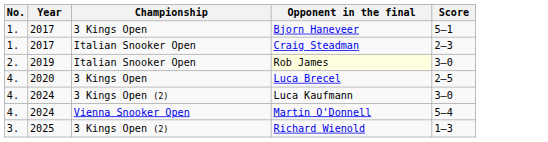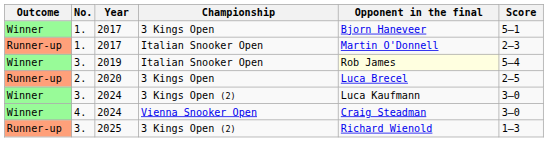+ column: (38, 13)
(316, 46) Craig Steadman -> (390, 46) Martin O'Donnell
(13, 62) 2. -> (80, 62) 3.
(444, 62) 3–0 -> (511, 62) 5–4
(13, 79) 4. -> (80, 79) 2.
(13, 95) 4. -> (80, 95) 3.
(322, 112) Martin O'Donnell -> (384, 112) Craig Steadman
(444, 112) 5–4 -> (511, 112) 3–0
